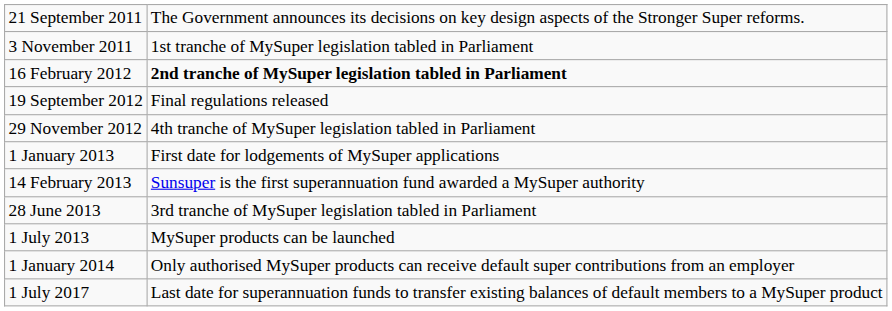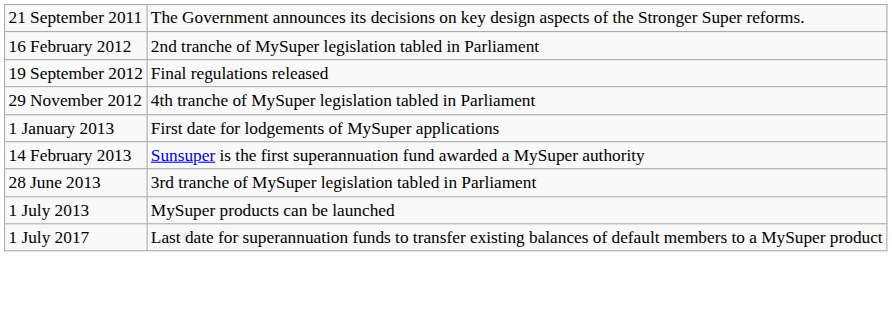- row: (71, 45)
(359, 73) bold -> (345, 45) normal
- row: (61, 264)
